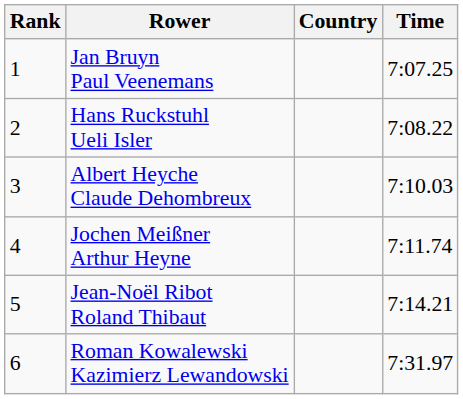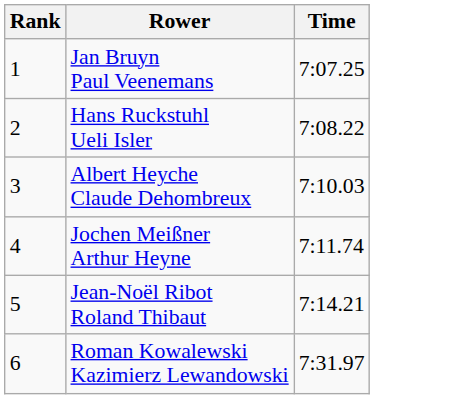- column: (338, 21)
